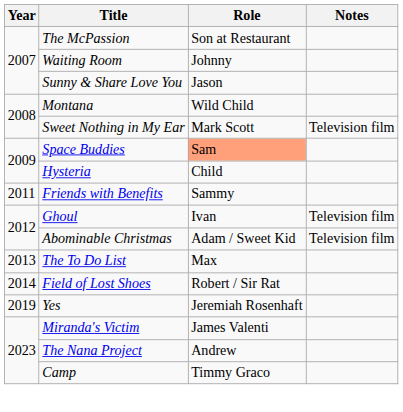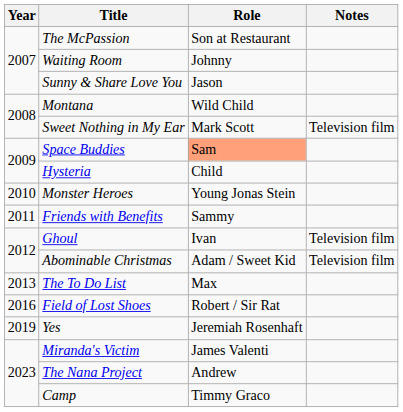+ row: (88, 194)
(22, 283) 2014 -> (22, 305) 2016
